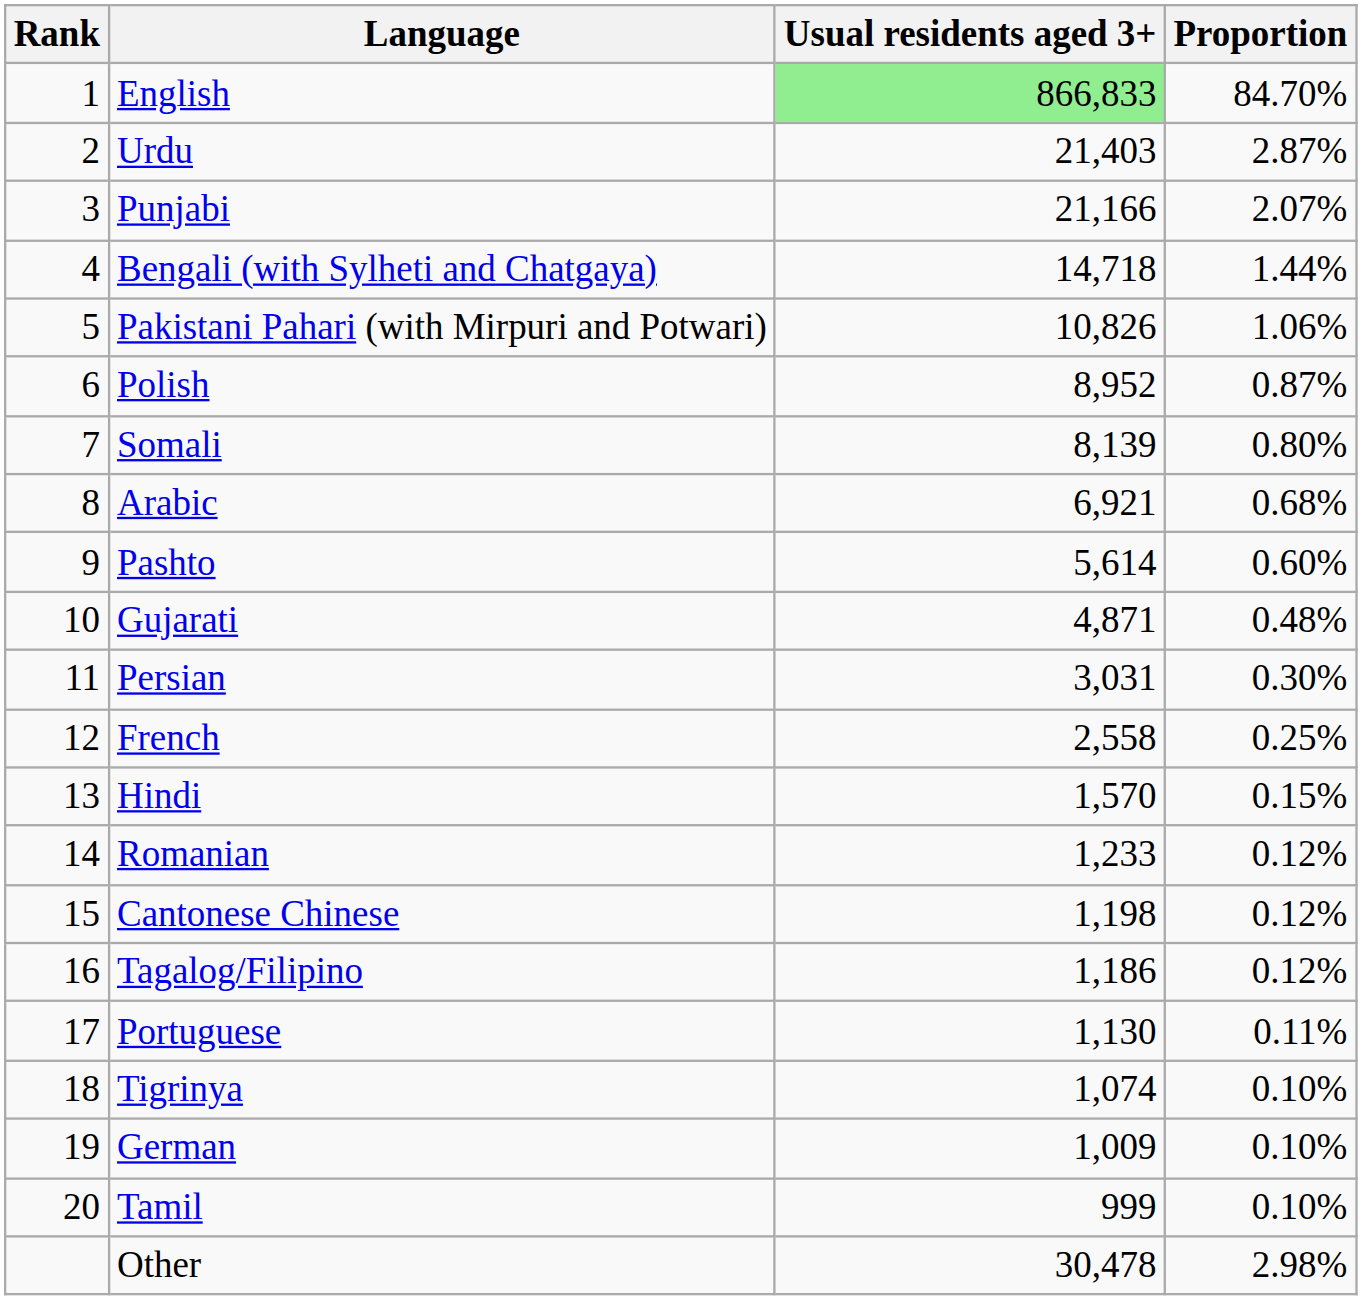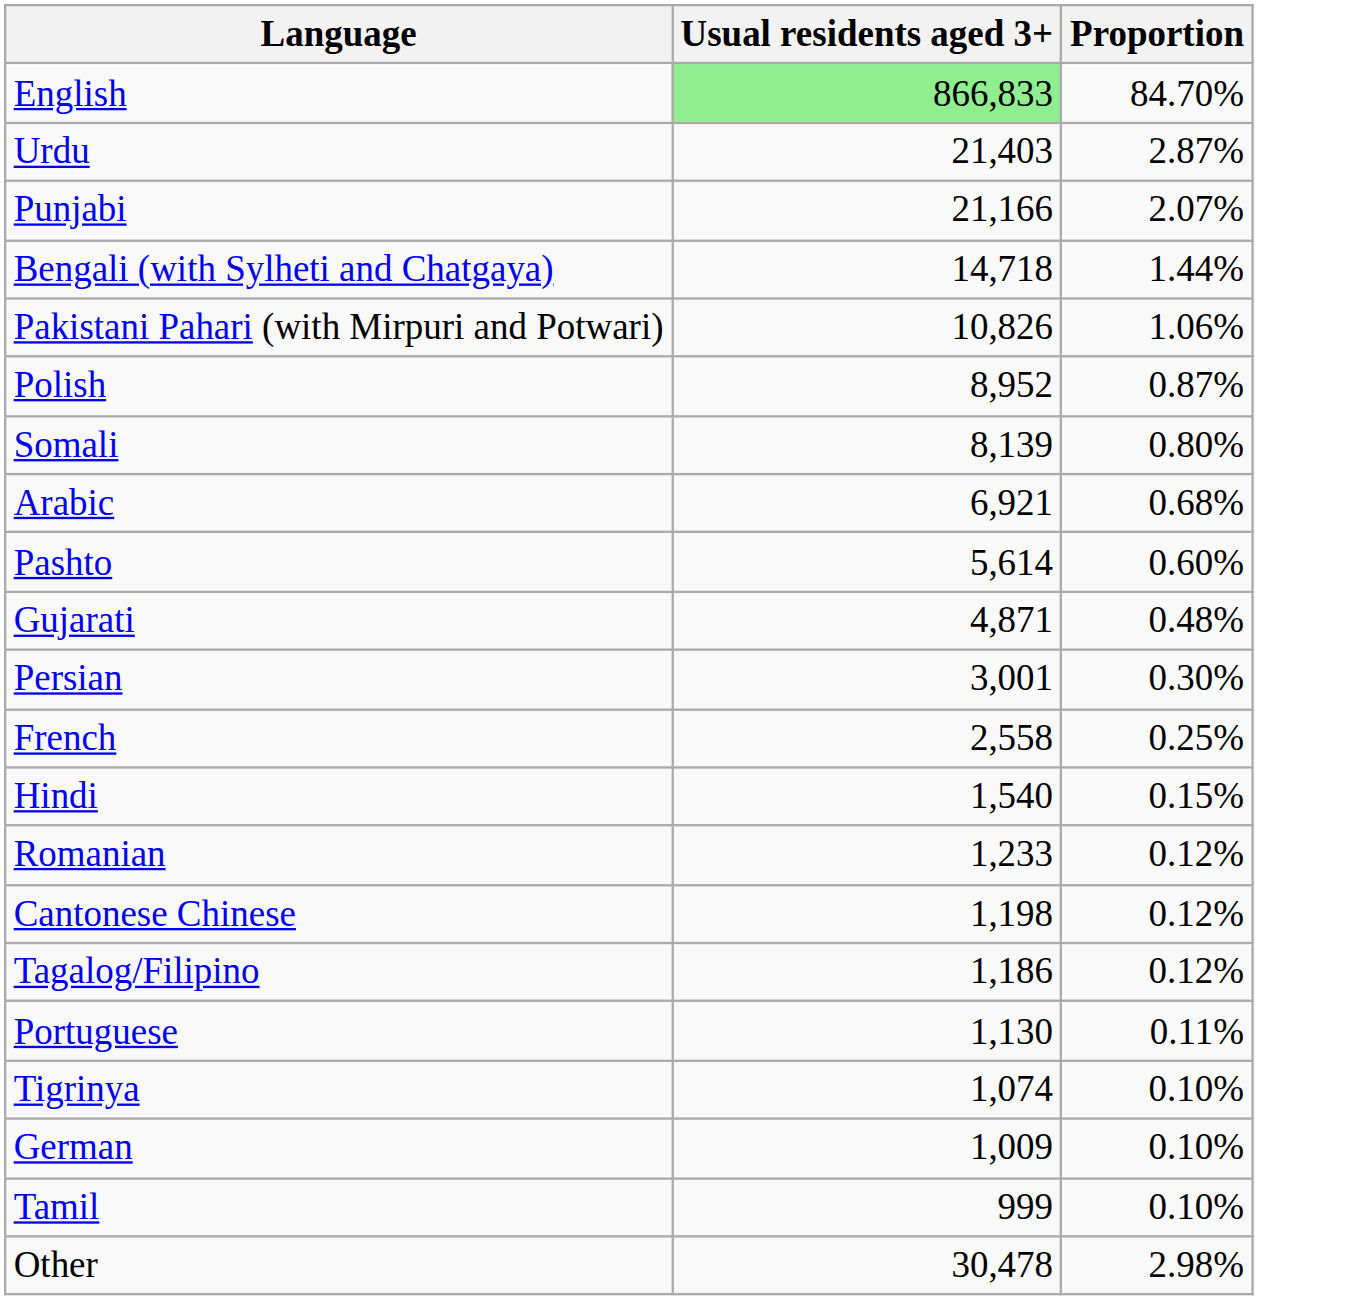- column: (57, 33)
(1115, 678) 3,031 -> (1011, 678) 3,001
(1115, 795) 1,570 -> (1011, 795) 1,540
